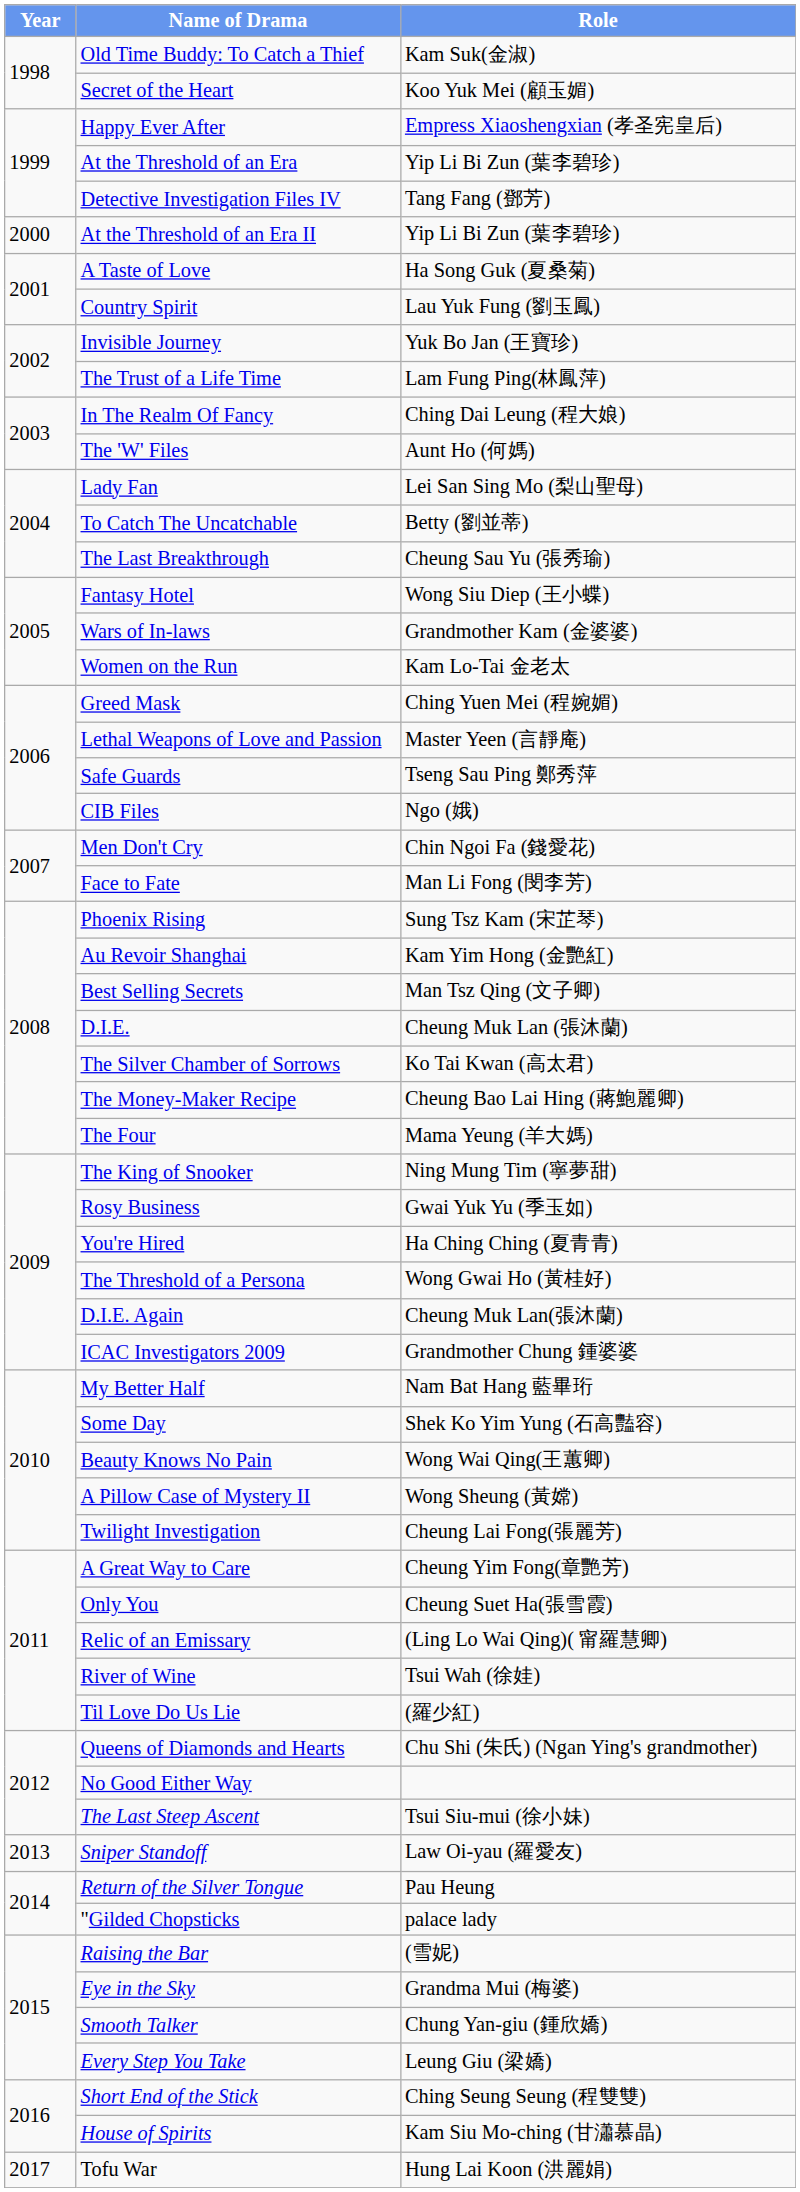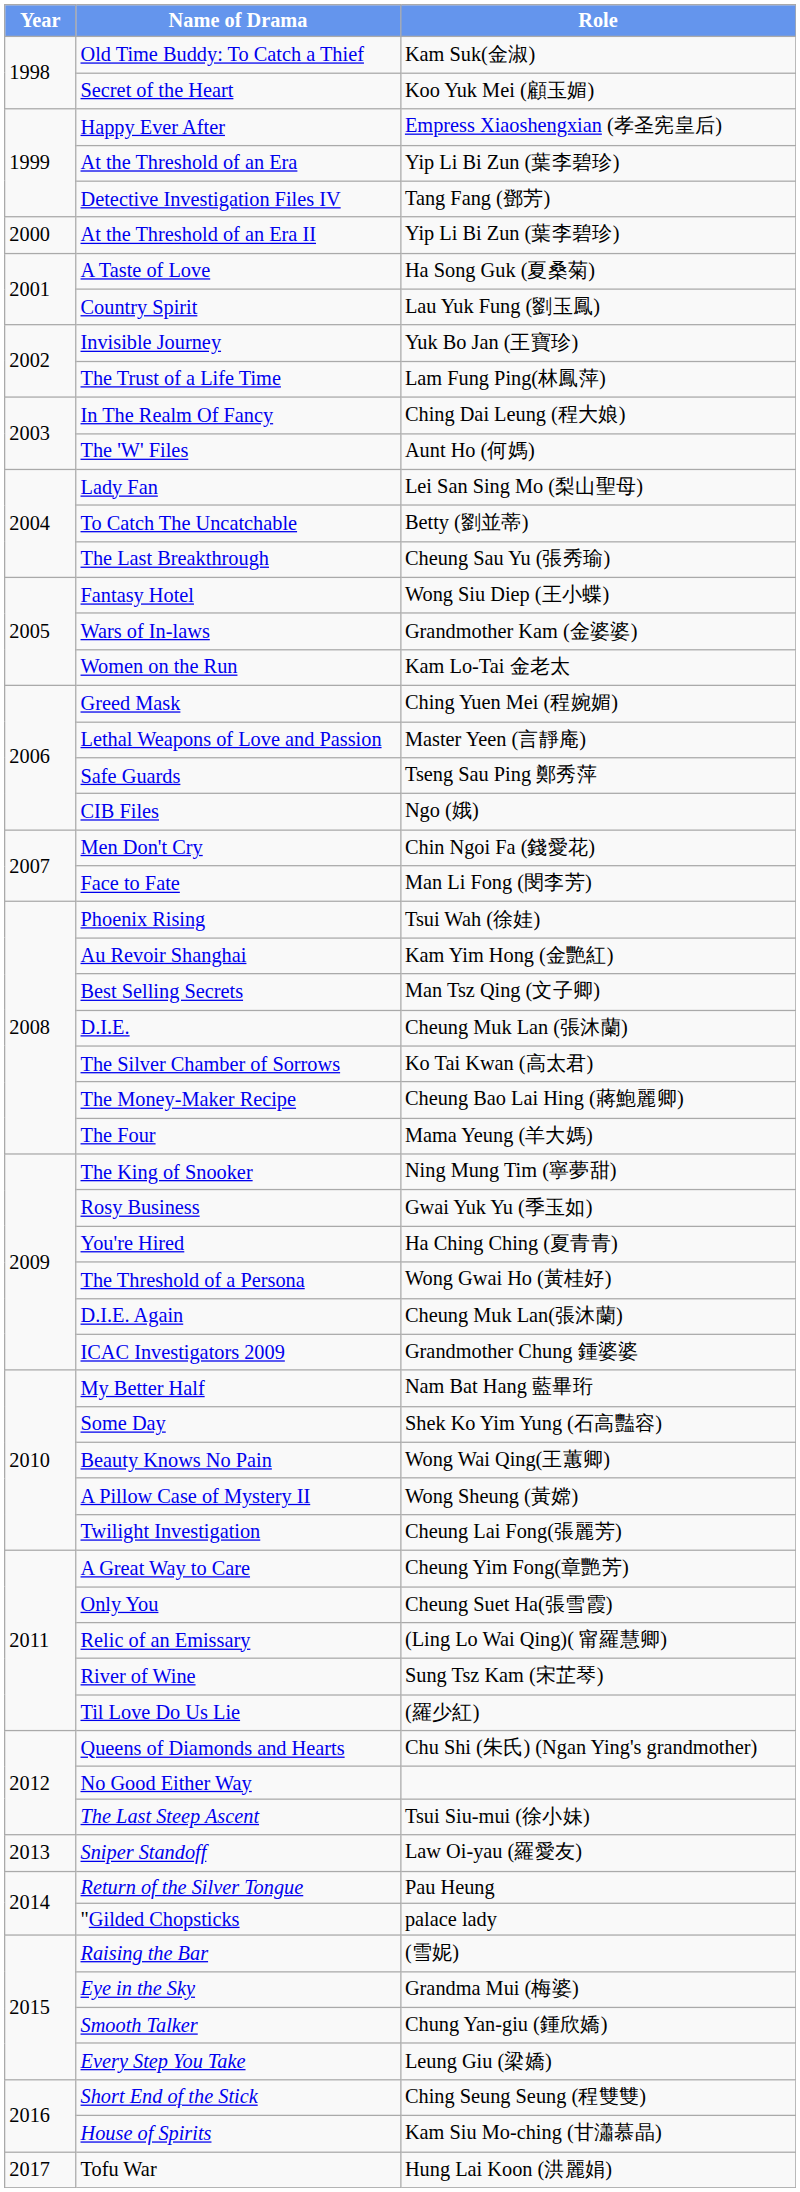(504, 918) Sung Tsz Kam (宋芷琴) -> (473, 918) Tsui Wah (徐娃)
(473, 1675) Tsui Wah (徐娃) -> (504, 1675) Sung Tsz Kam (宋芷琴)
